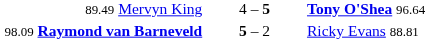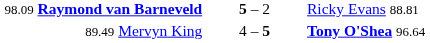rows swapped: (144, 9) <-> (103, 30)
